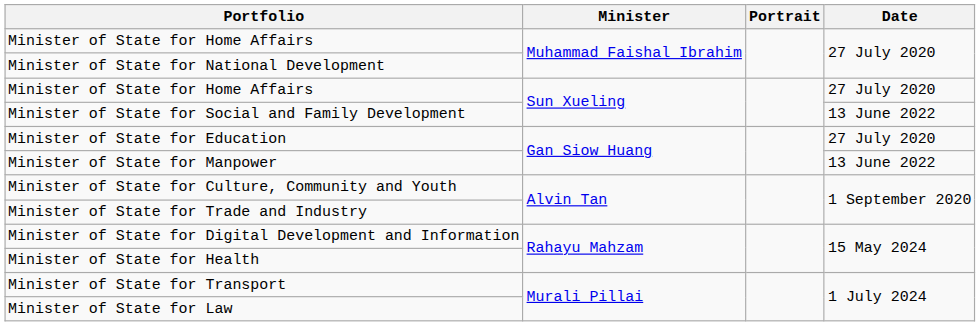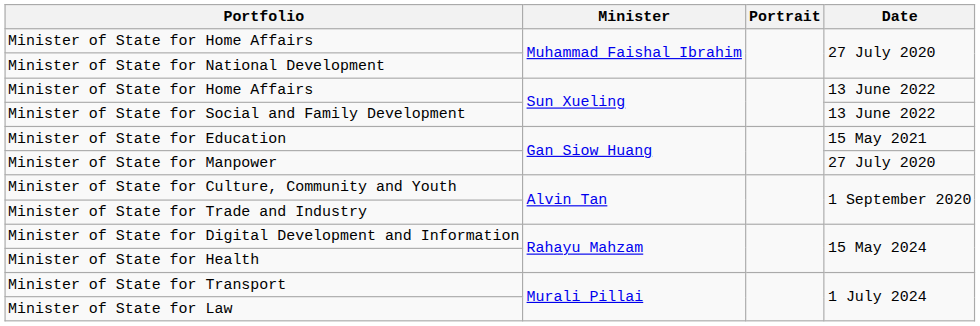(882, 90) 27 July 2020 -> (882, 90) 13 June 2022
(882, 139) 27 July 2020 -> (877, 139) 15 May 2021
(882, 163) 13 June 2022 -> (882, 163) 27 July 2020
